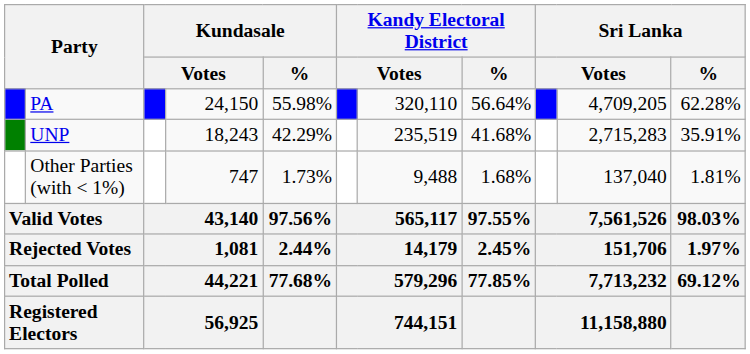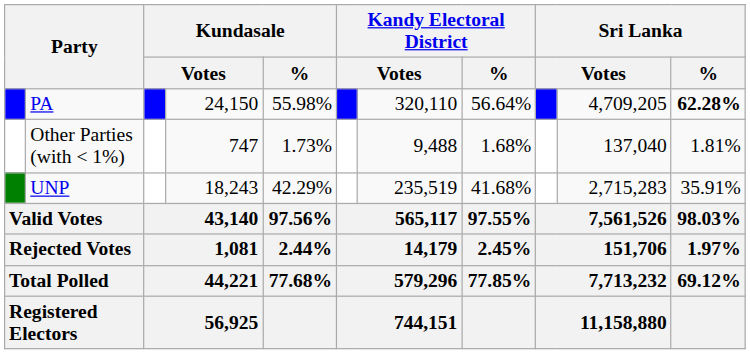(711, 103) normal -> (709, 103) bold
rows swapped: (50, 134) <-> (82, 176)
